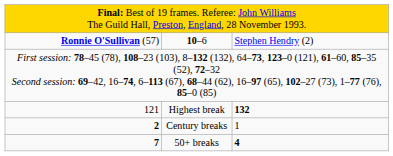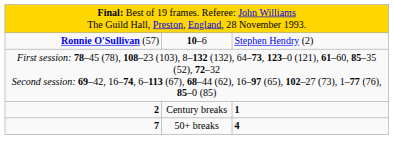- row: (197, 110)
(237, 126) normal -> (237, 110) bold
